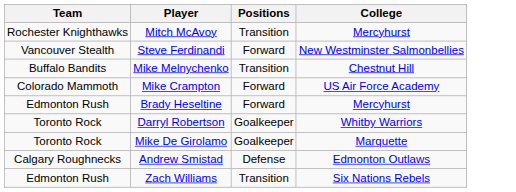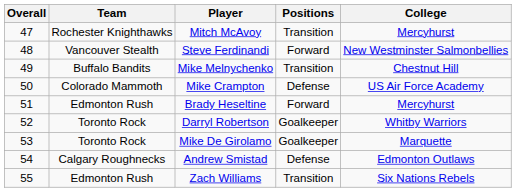+ column: (27, 13)
(264, 86) Forward -> (308, 86) Defense
